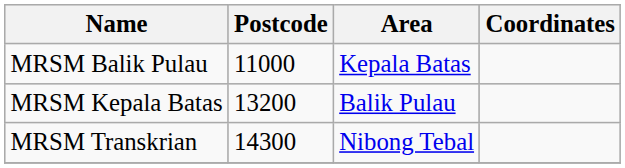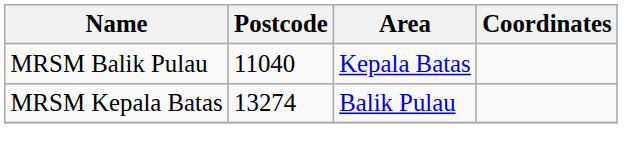(265, 63) 11000 -> (265, 63) 11040
(265, 102) 13200 -> (265, 102) 13274
- row: (104, 142)
